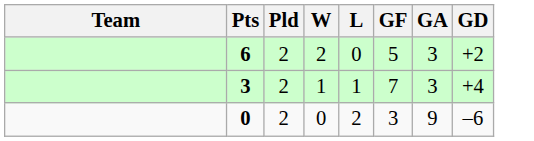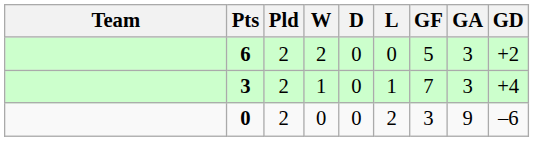+ column: (356, 20)
